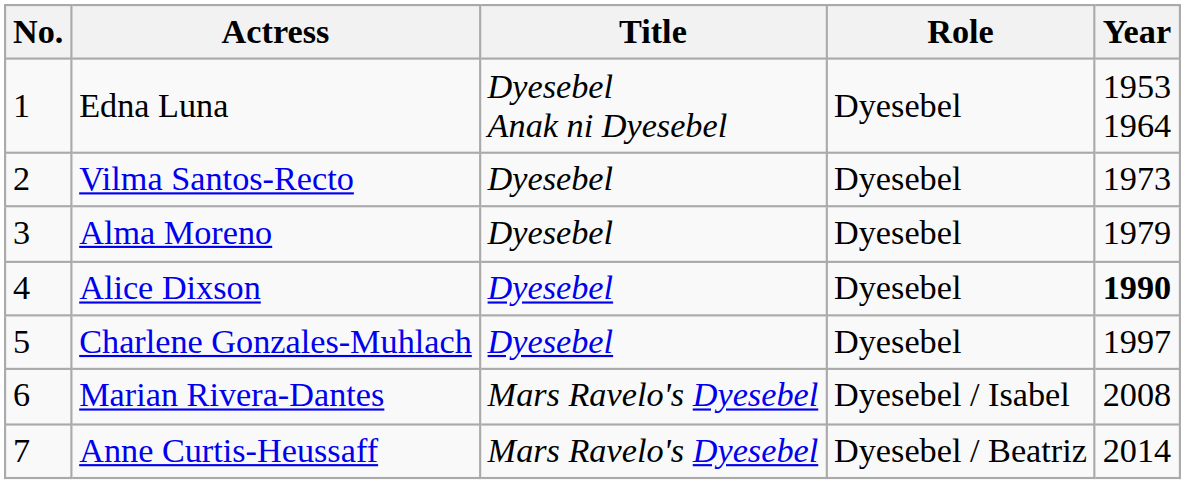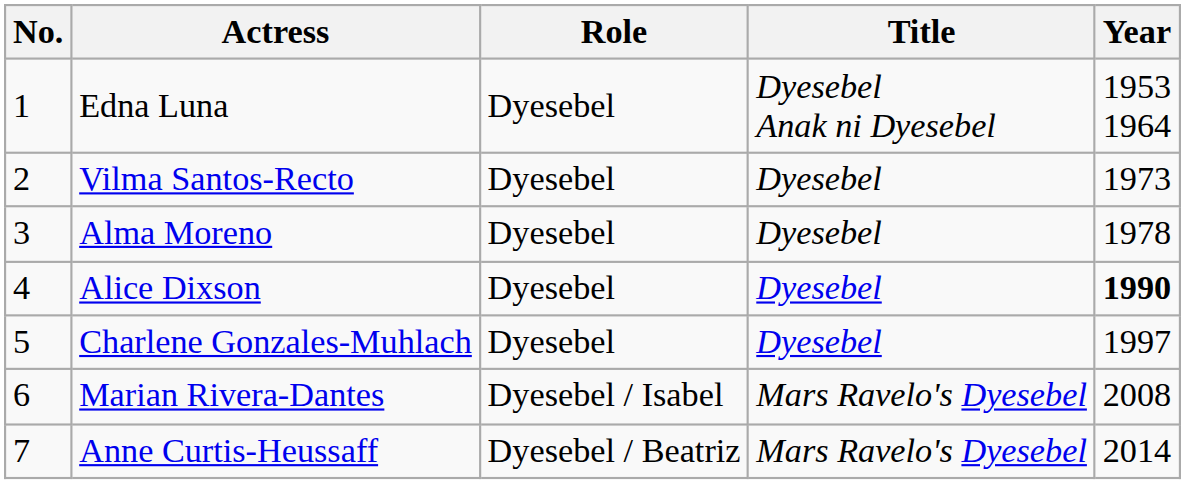columns swapped: (960, 31) <-> (653, 31)
(1137, 233) 1979 -> (1137, 233) 1978
